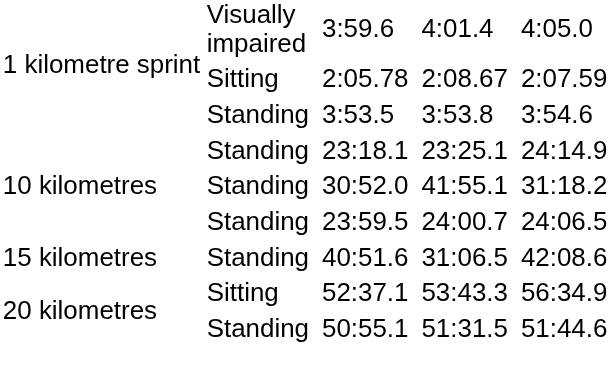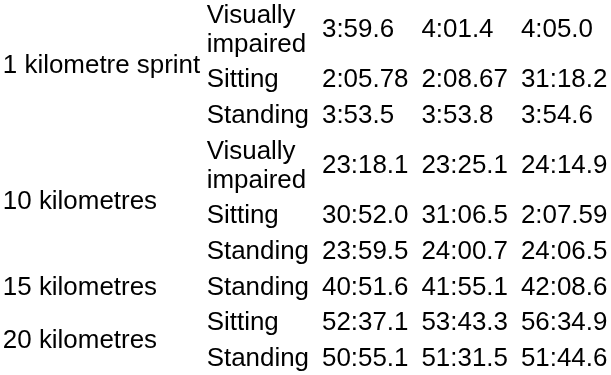(564, 78) 2:07.59 -> (564, 78) 31:18.2
(258, 150) Standing -> (256, 164) Visually impaired
(258, 185) Standing -> (243, 215) Sitting
(465, 185) 41:55.1 -> (465, 215) 31:06.5
(564, 185) 31:18.2 -> (564, 215) 2:07.59
(465, 257) 31:06.5 -> (465, 286) 41:55.1
